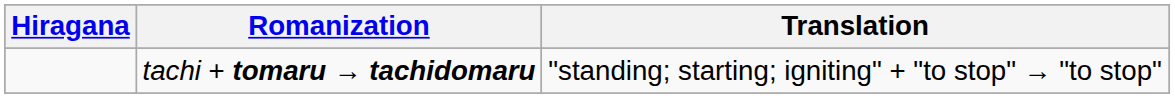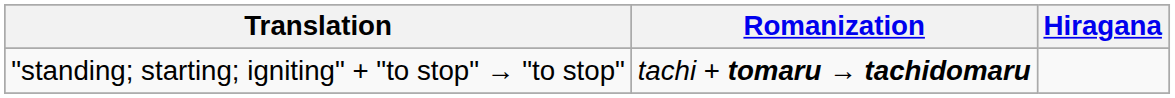columns swapped: (70, 26) <-> (855, 26)
